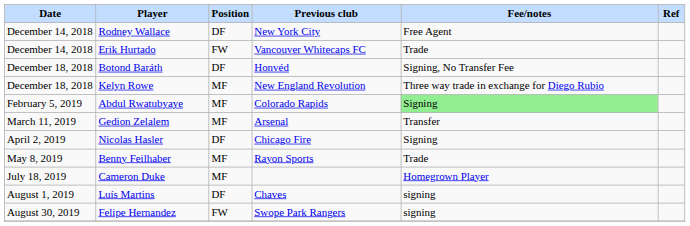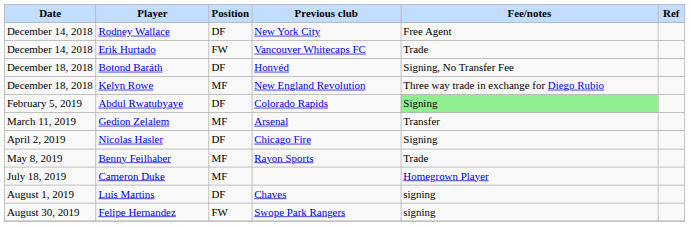(219, 103) MF -> (218, 103) DF
